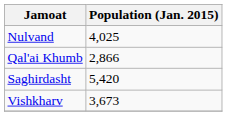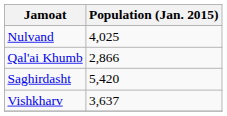(104, 100) 3,673 -> (104, 100) 3,637
